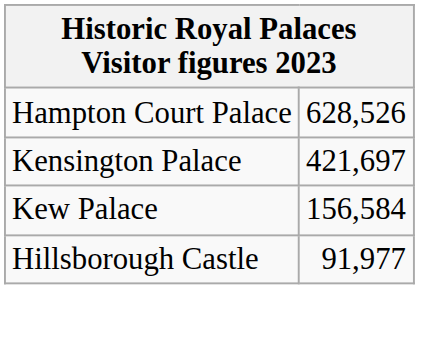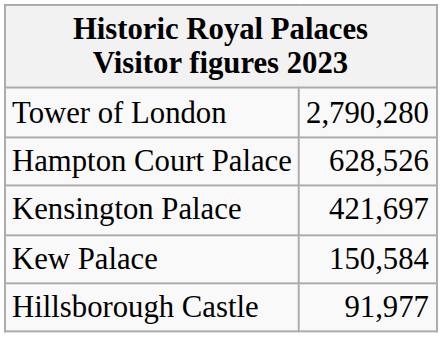+ row: (119, 112)
(356, 209) 156,584 -> (379, 258) 150,584
